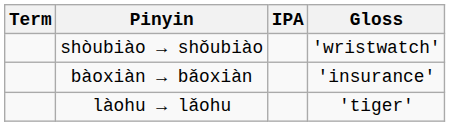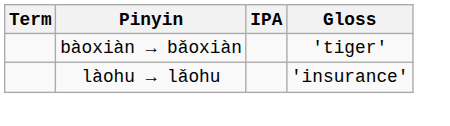- row: (162, 48)
(376, 77) 'insurance' -> (350, 48) 'tiger'
(376, 106) 'tiger' -> (350, 77) 'insurance'
